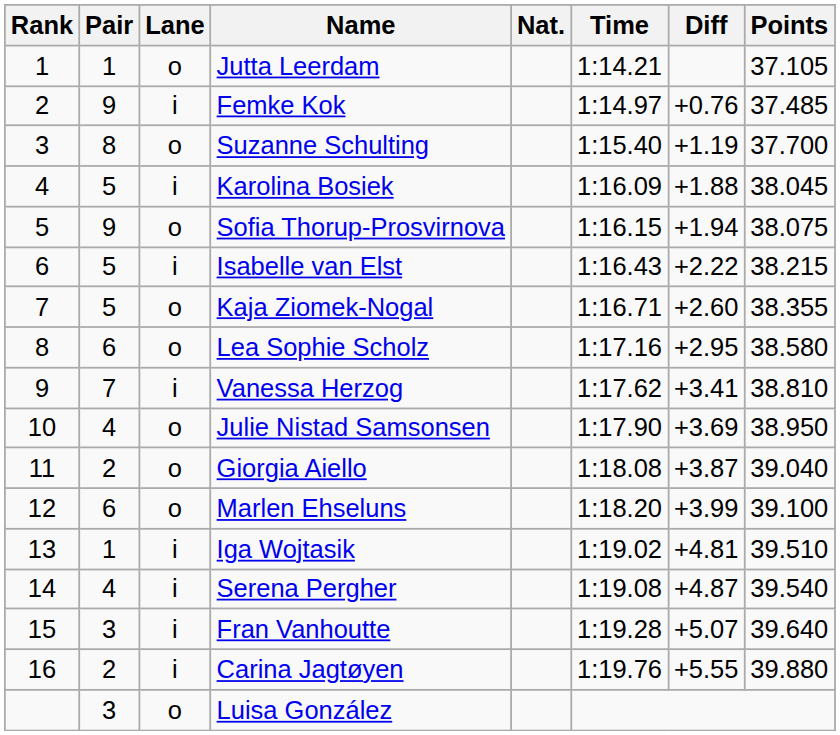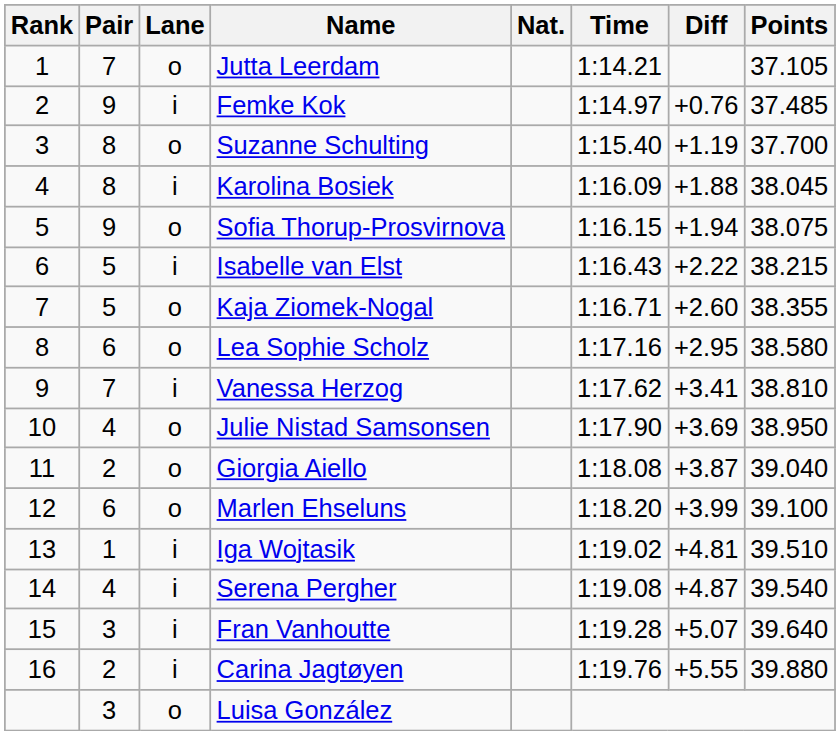(109, 66) 1 -> (109, 66) 7
(109, 186) 5 -> (109, 186) 8
